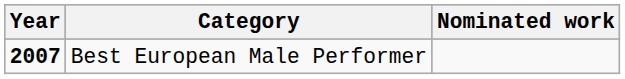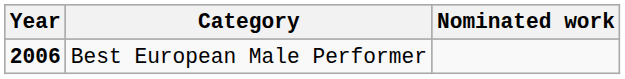(35, 57) 2007 -> (35, 57) 2006
